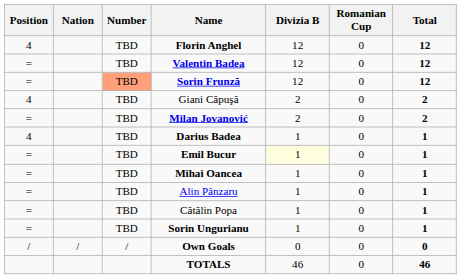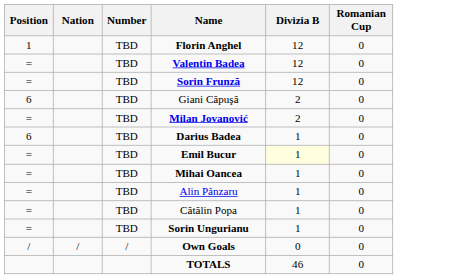- column: (425, 20)
(29, 45) 4 -> (29, 45) 1
(127, 81) lightsalmon background -> (127, 81) no background
(29, 100) 4 -> (29, 100) 6
(29, 136) 4 -> (29, 136) 6
